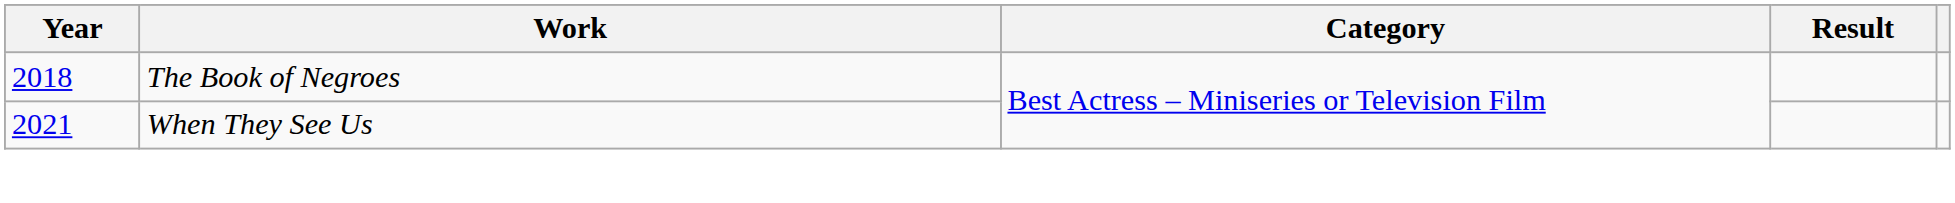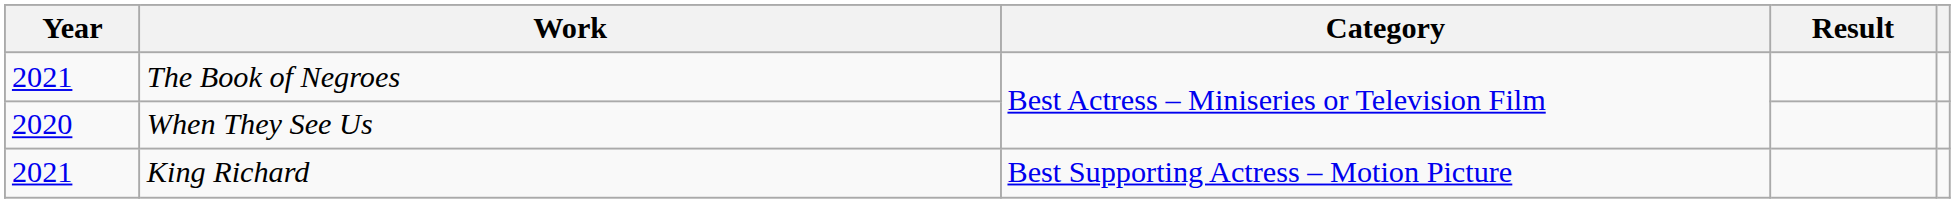(42, 76) 2018 -> (42, 76) 2021
(42, 124) 2021 -> (42, 124) 2020
+ row: (228, 172)
